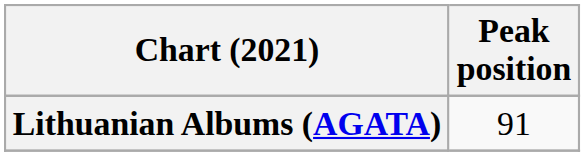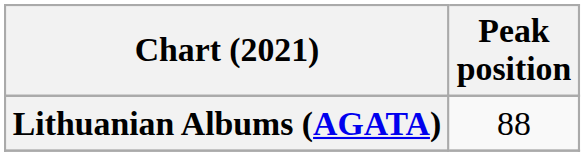(514, 122) 91 -> (514, 122) 88
